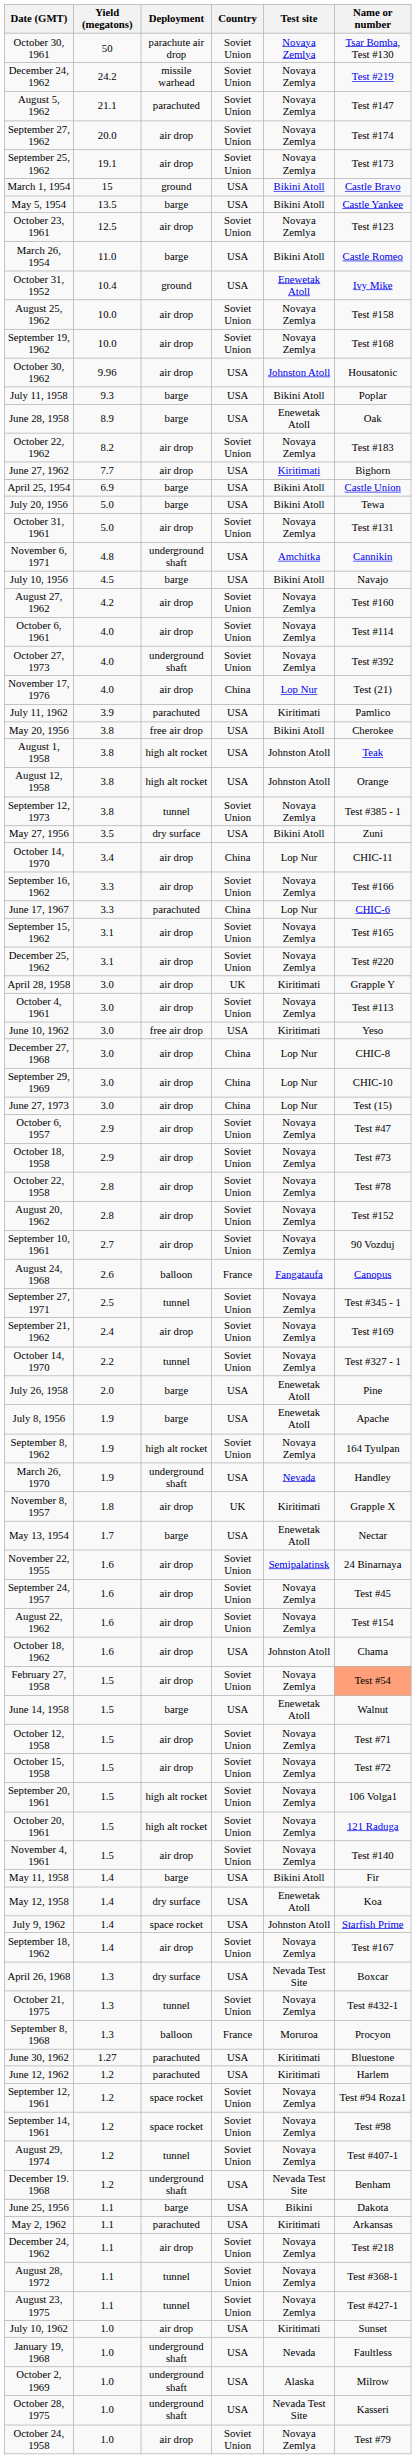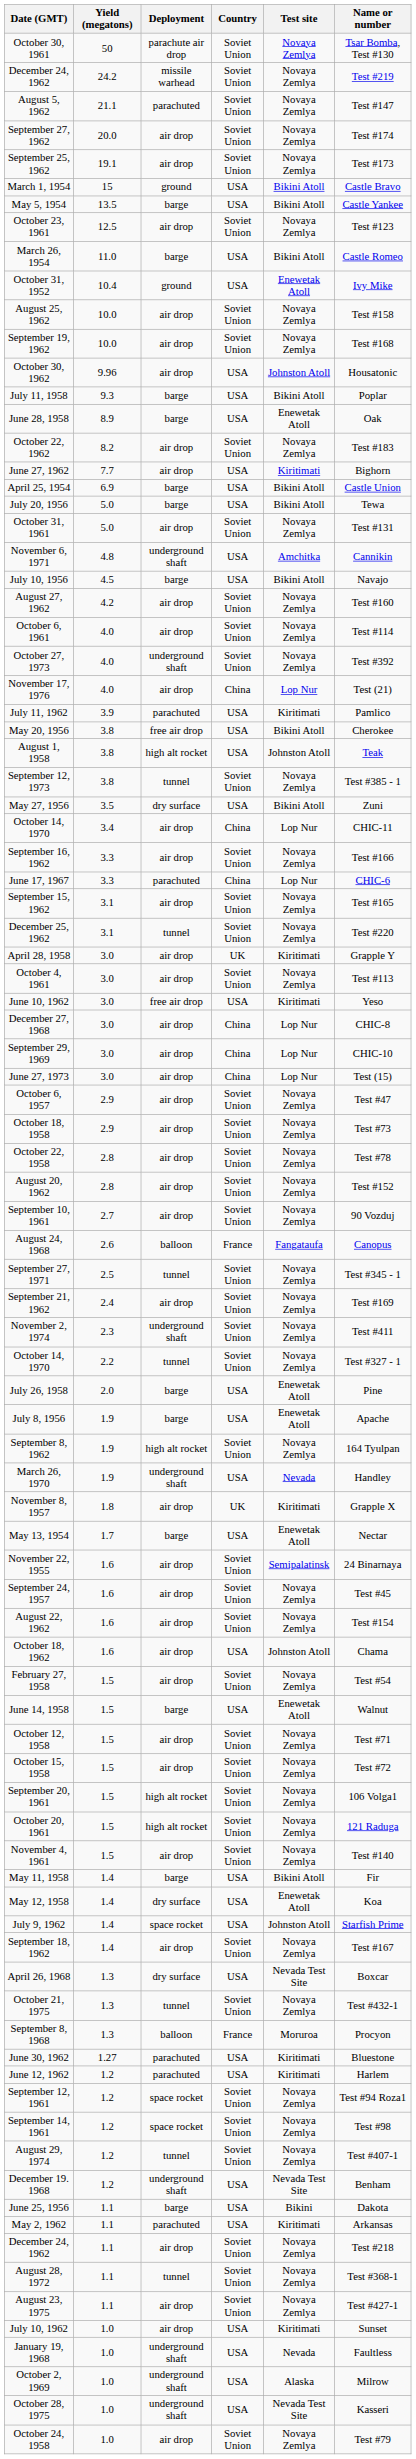- row: (39, 782)
(176, 961) air drop -> (176, 932) tunnel
+ row: (39, 1332)
(373, 1681) lightsalmon background -> (373, 1681) no background
(176, 2306) tunnel -> (176, 2306) air drop
